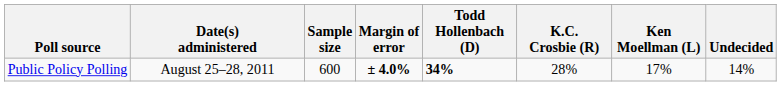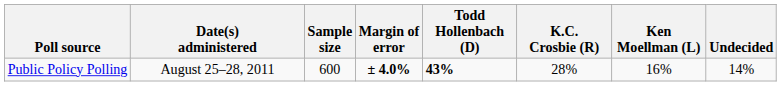(440, 69) 34% -> (440, 69) 43%
(659, 69) 17% -> (659, 69) 16%
